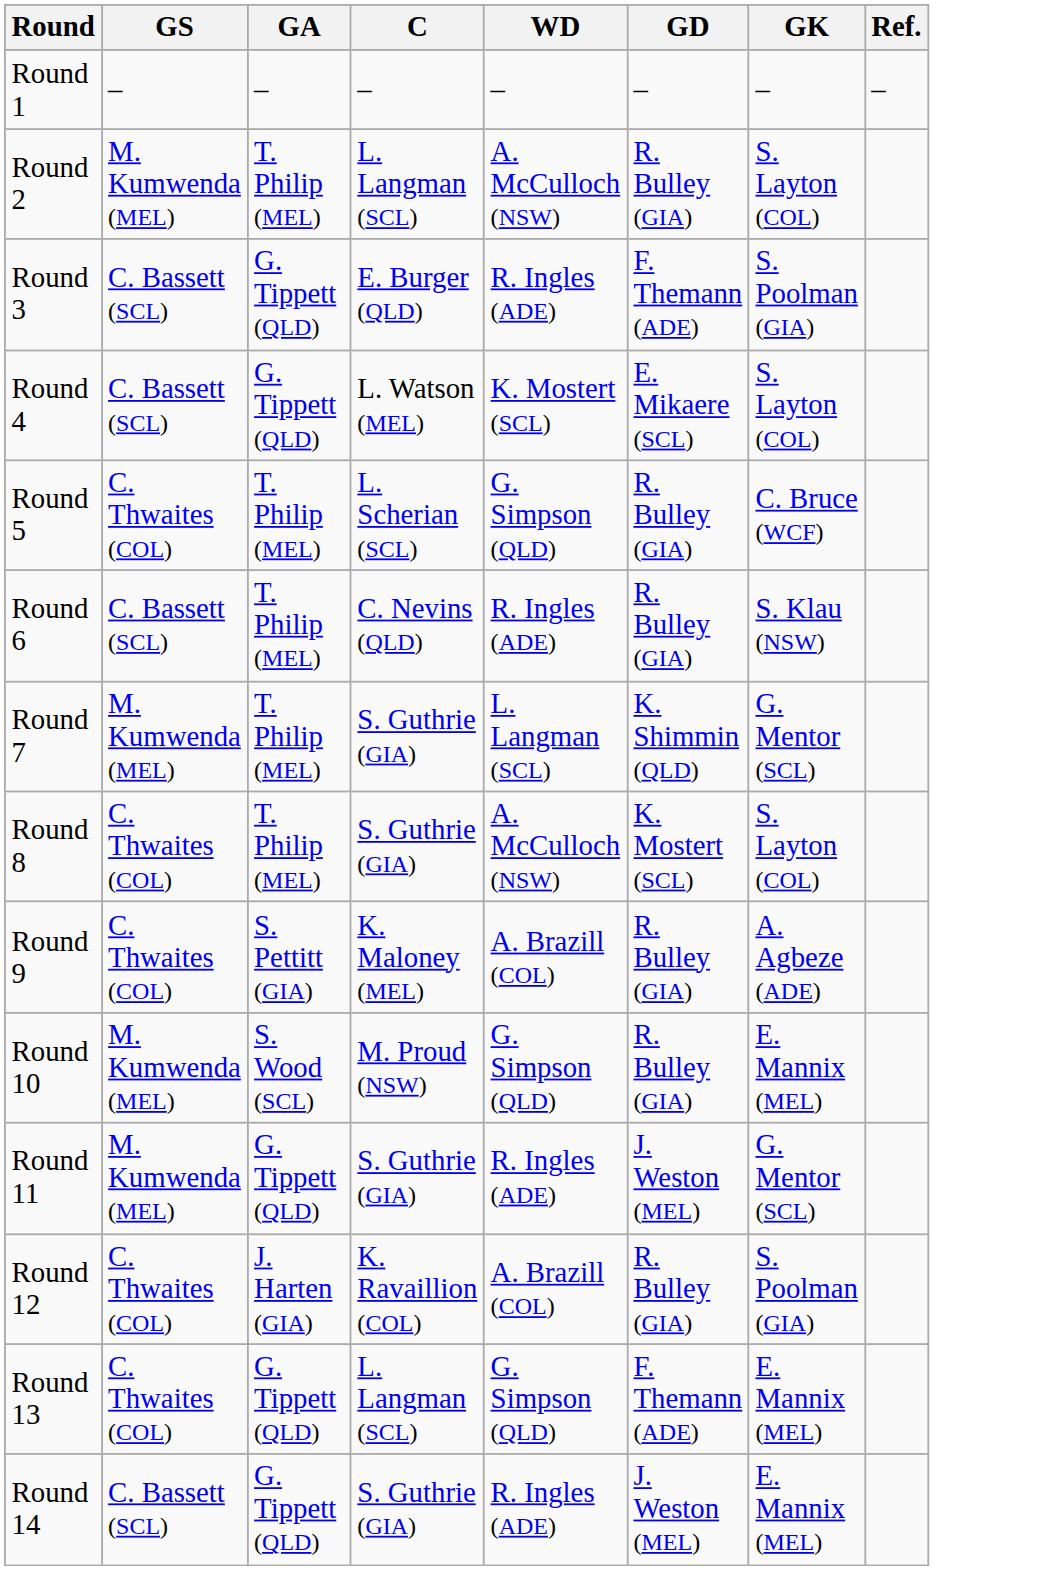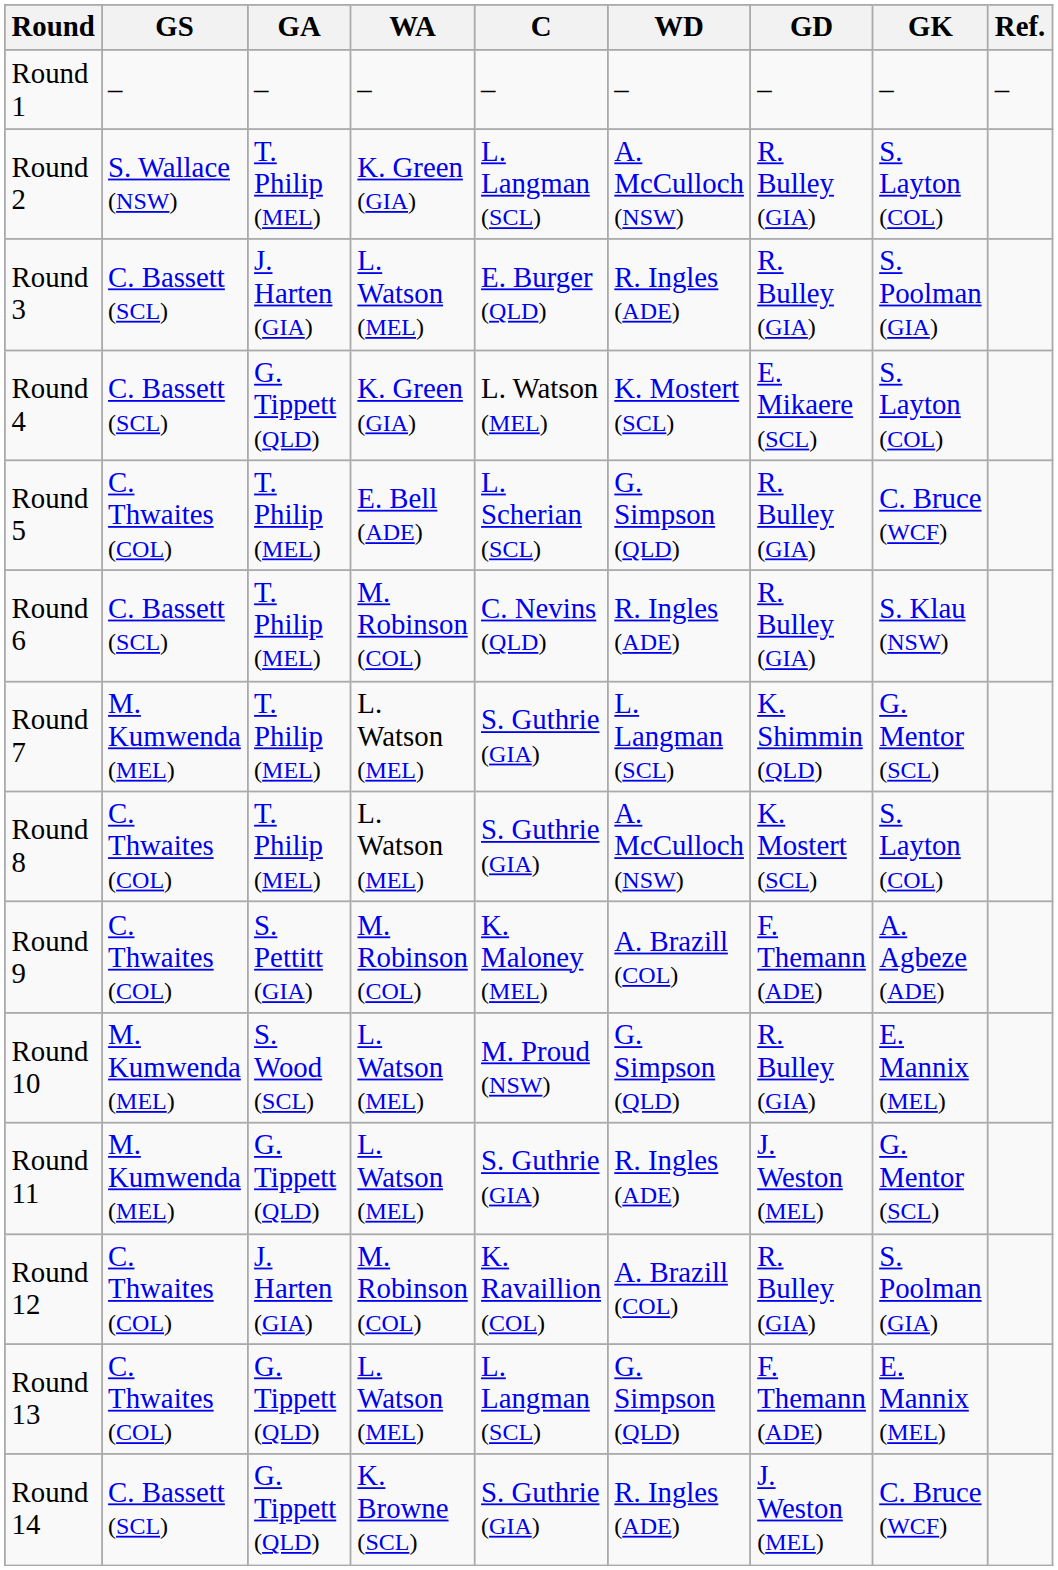+ column: (413, 27)
(174, 183) M. Kumwenda (MEL) -> (169, 183) S. Wallace (NSW)
(295, 293) G. Tippett (QLD) -> (293, 293) J. Harten (GIA)
(688, 293) F. Themann (ADE) -> (796, 293) R. Bulley (GIA)
(672, 956) R. Bulley (GIA) -> (812, 956) F. Themann (ADE)
(800, 1509) E. Mannix (MEL) -> (930, 1509) C. Bruce (WCF)
